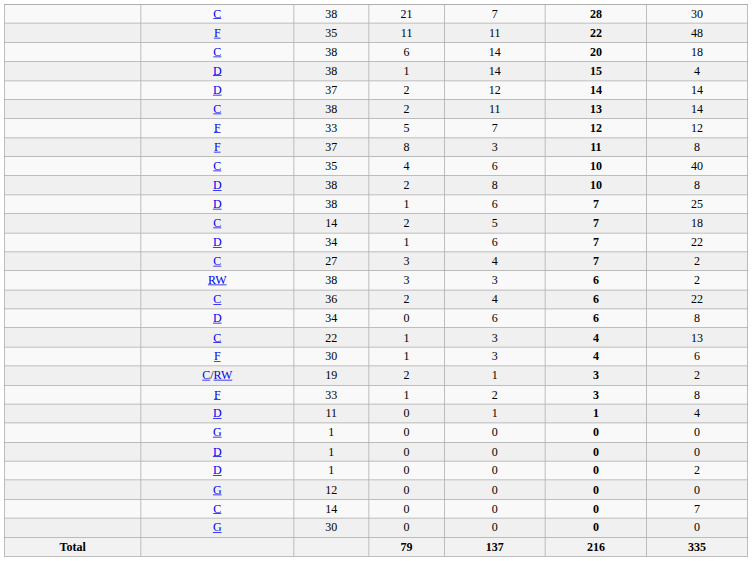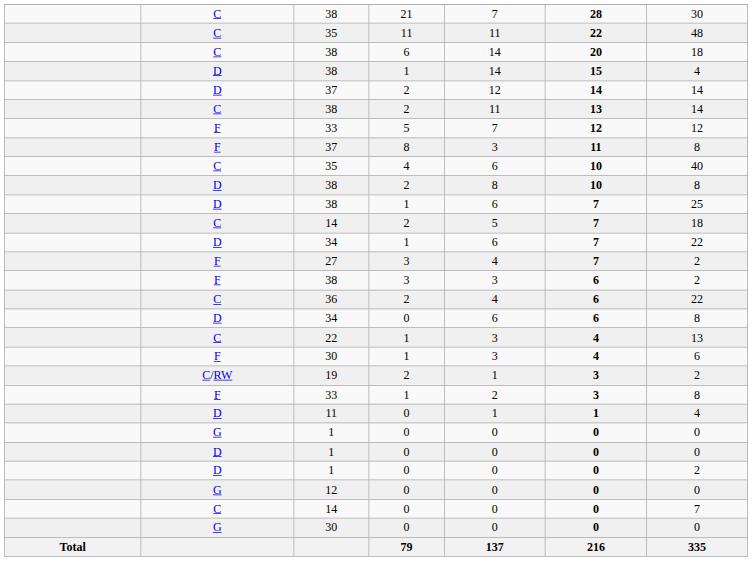(217, 33) F -> (217, 33) C
(217, 261) C -> (217, 261) F
(217, 280) RW -> (217, 280) F
